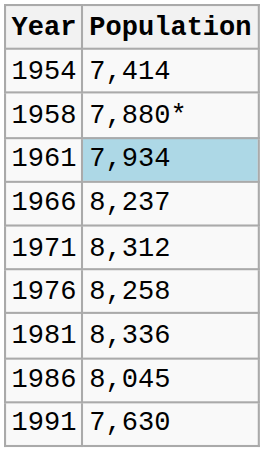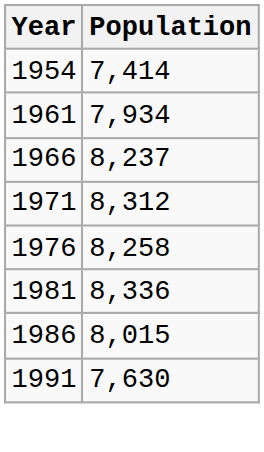- row: (44, 115)
(130, 159) lightblue background -> (130, 115) no background
(130, 380) 8,045 -> (130, 336) 8,015
